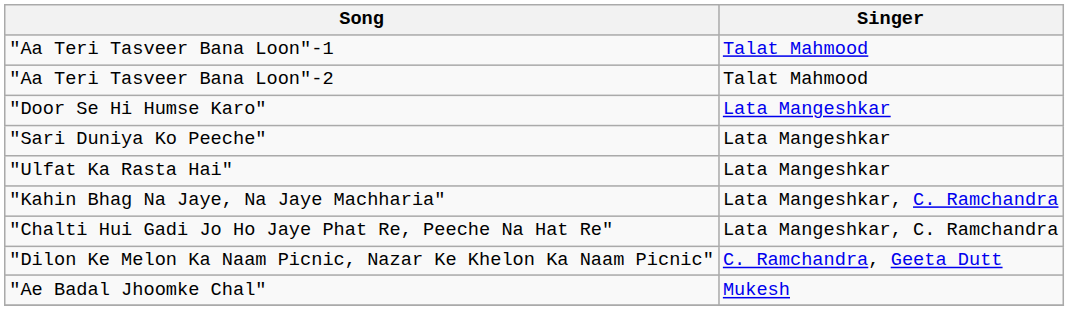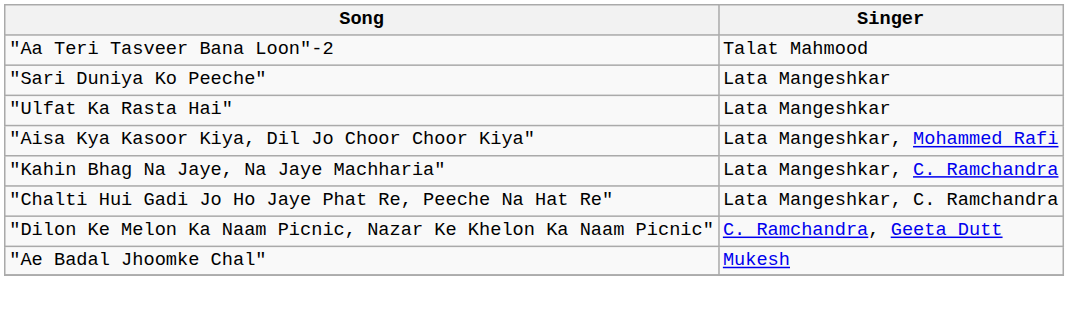- row: (171, 50)
- row: (138, 110)
+ row: (272, 141)
